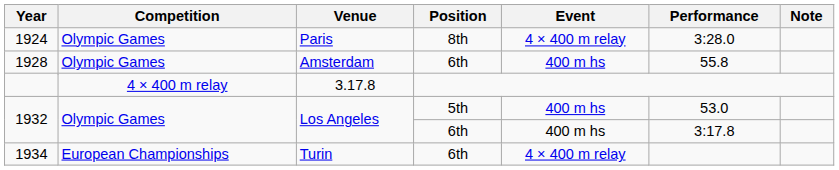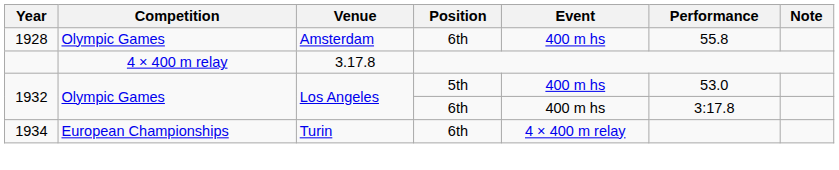- row: (31, 39)
